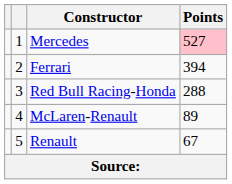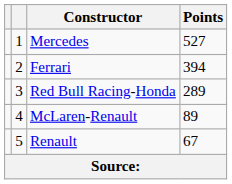(194, 41) pink background -> (194, 41) no background
(194, 91) 288 -> (194, 91) 289
